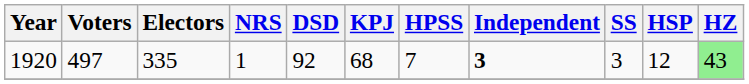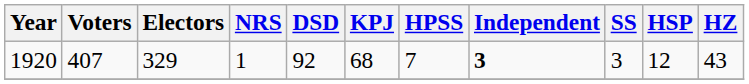(85, 60) 497 -> (85, 60) 407
(160, 60) 335 -> (160, 60) 329
(715, 60) lightgreen background -> (715, 60) no background
